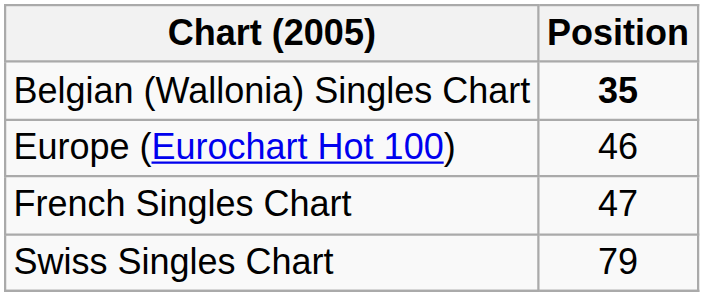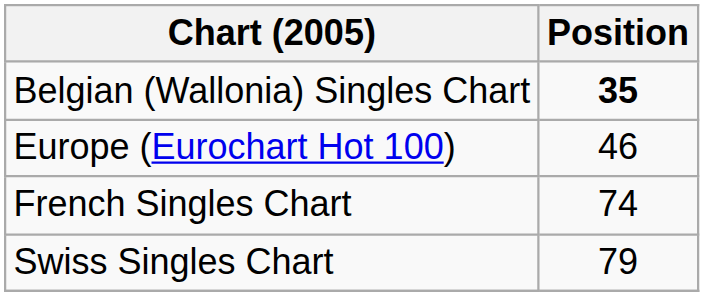(618, 204) 47 -> (618, 204) 74
